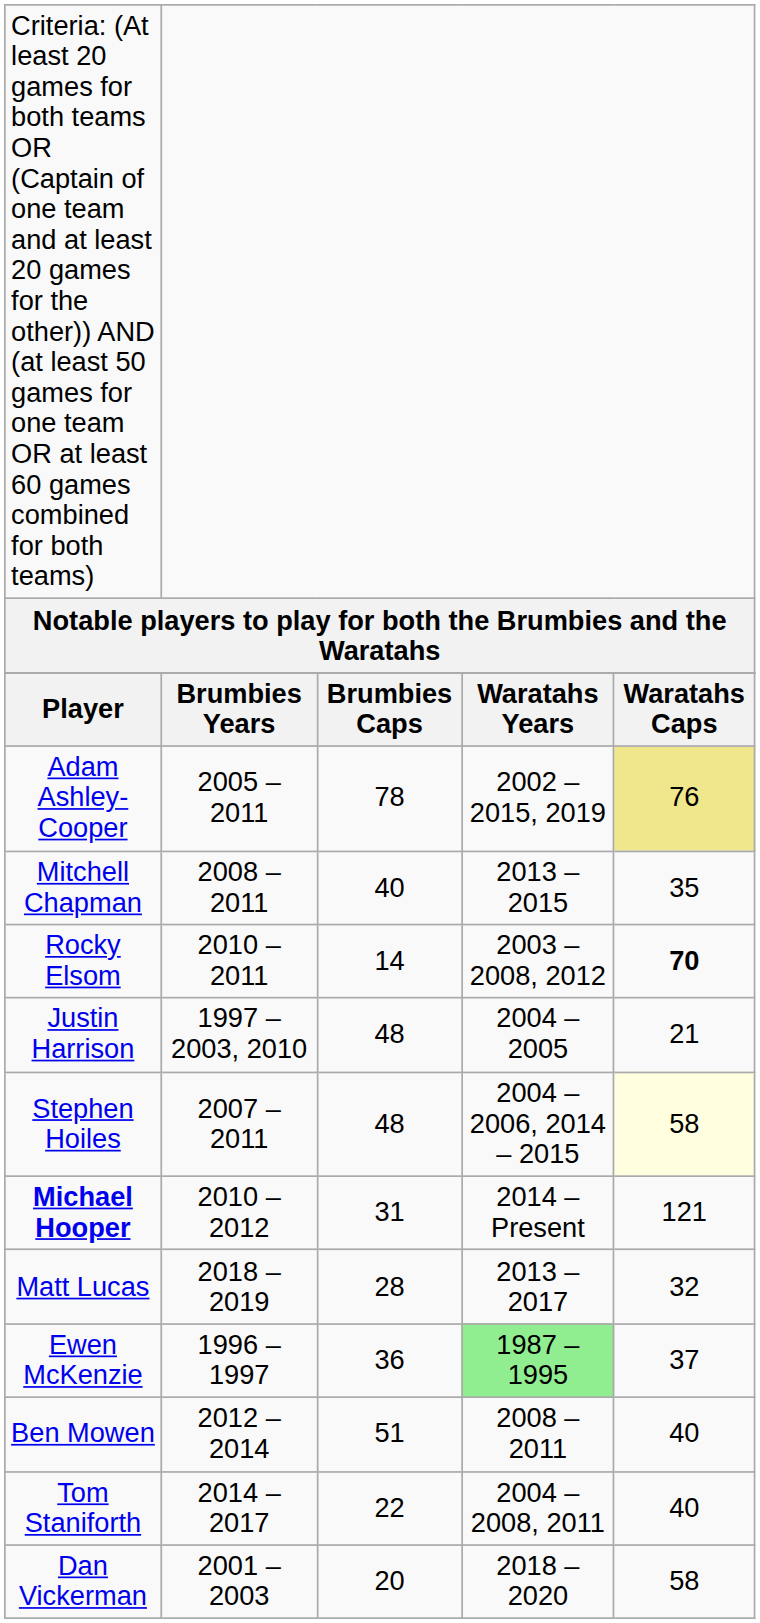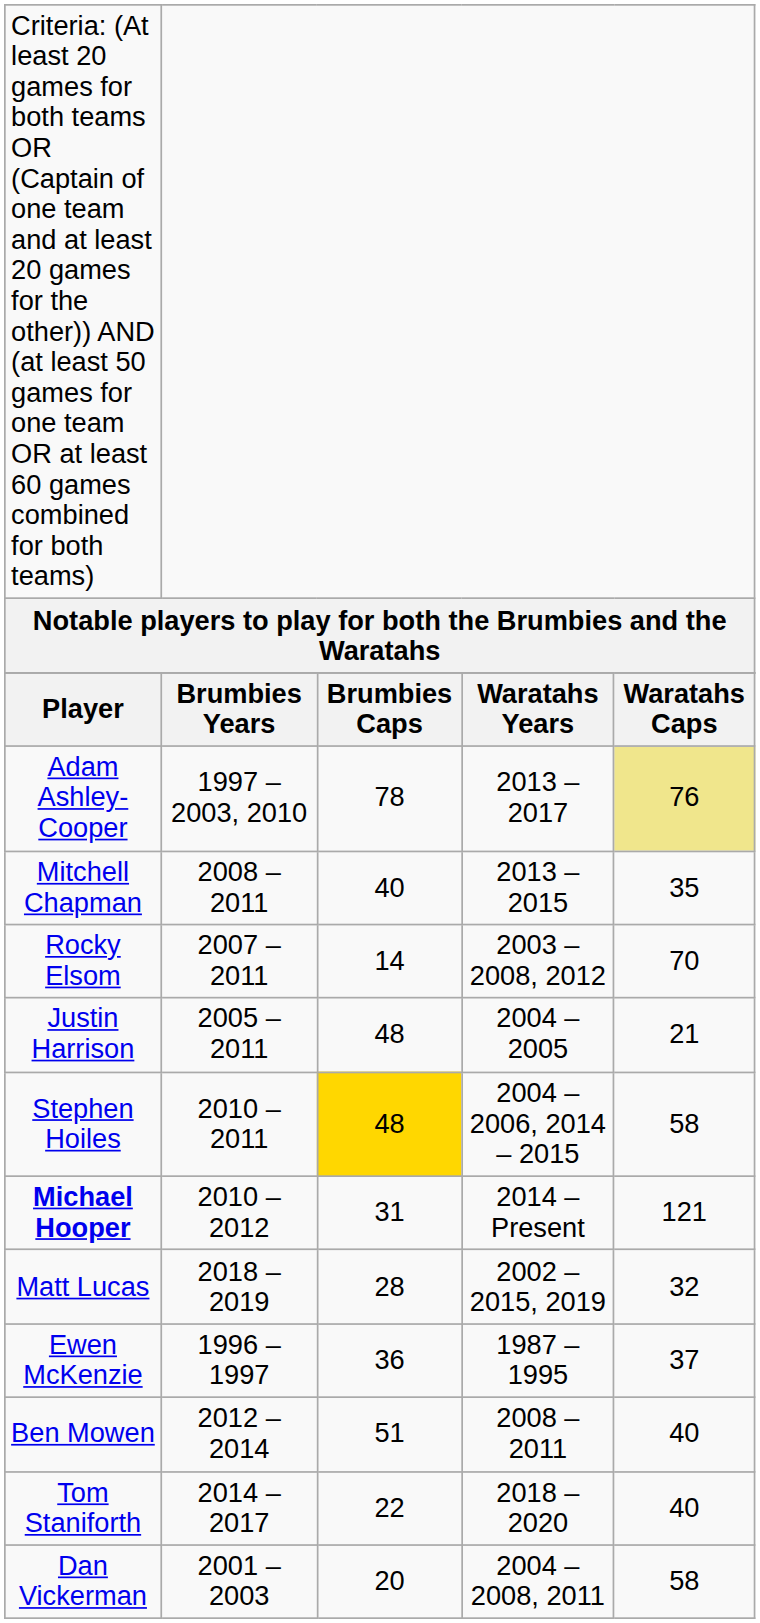(239, 798) 2005 – 2011 -> (239, 798) 1997 – 2003, 2010
(538, 798) 2002 – 2015, 2019 -> (538, 798) 2013 – 2017
(239, 960) 2010 – 2011 -> (239, 960) 2007 – 2011
(684, 960) bold -> (684, 960) normal
(239, 1034) 1997 – 2003, 2010 -> (239, 1034) 2005 – 2011
(239, 1123) 2007 – 2011 -> (239, 1123) 2010 – 2011
(390, 1123) no background -> (390, 1123) gold background
(684, 1123) lightyellow background -> (684, 1123) no background
(538, 1286) 2013 – 2017 -> (538, 1286) 2002 – 2015, 2019
(538, 1360) lightgreen background -> (538, 1360) no background
(538, 1507) 2004 – 2008, 2011 -> (538, 1507) 2018 – 2020
(538, 1581) 2018 – 2020 -> (538, 1581) 2004 – 2008, 2011
